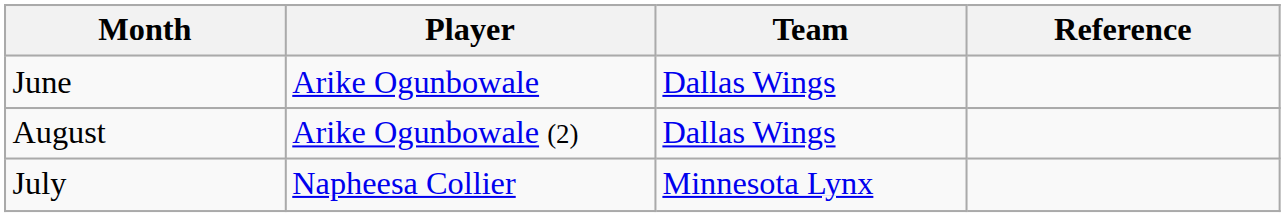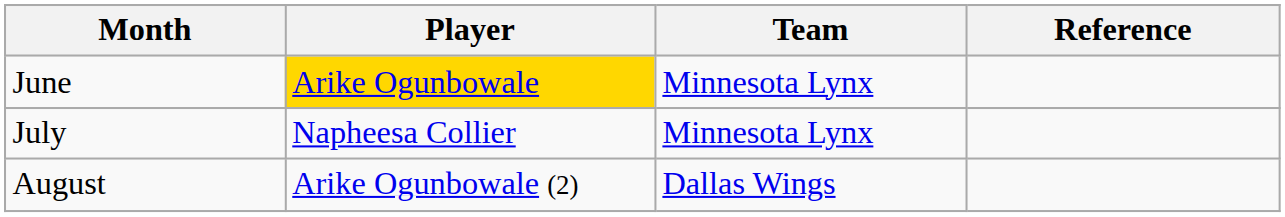(416, 81) no background -> (416, 81) gold background
(749, 81) Dallas Wings -> (768, 81) Minnesota Lynx
rows swapped: (39, 183) <-> (59, 132)
